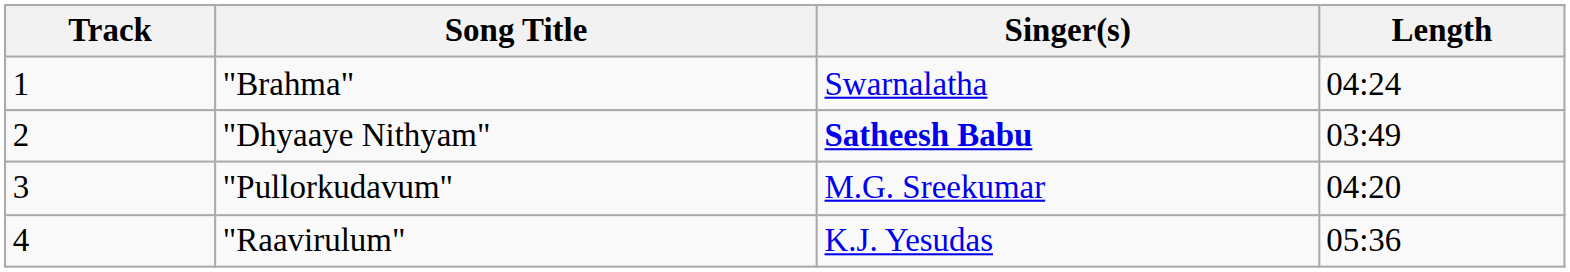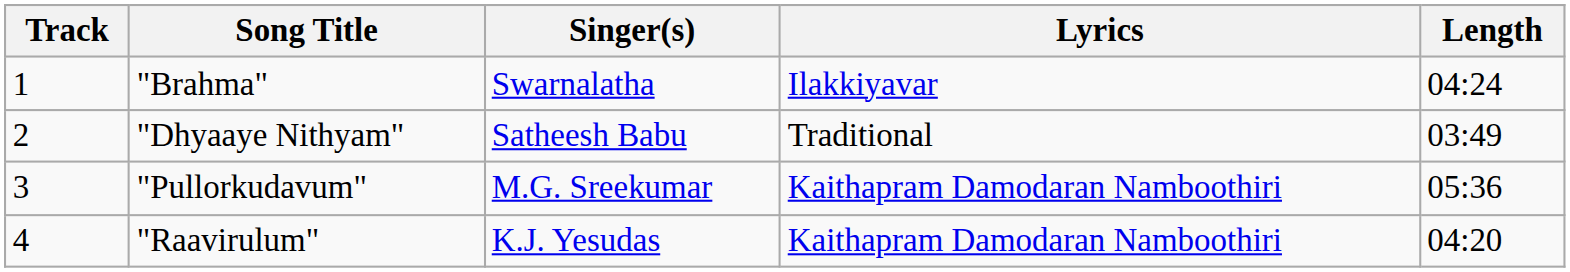+ column: (1100, 30)
(928, 135) bold -> (589, 135) normal
(1364, 187) 04:20 -> (1465, 187) 05:36
(1364, 239) 05:36 -> (1465, 239) 04:20
